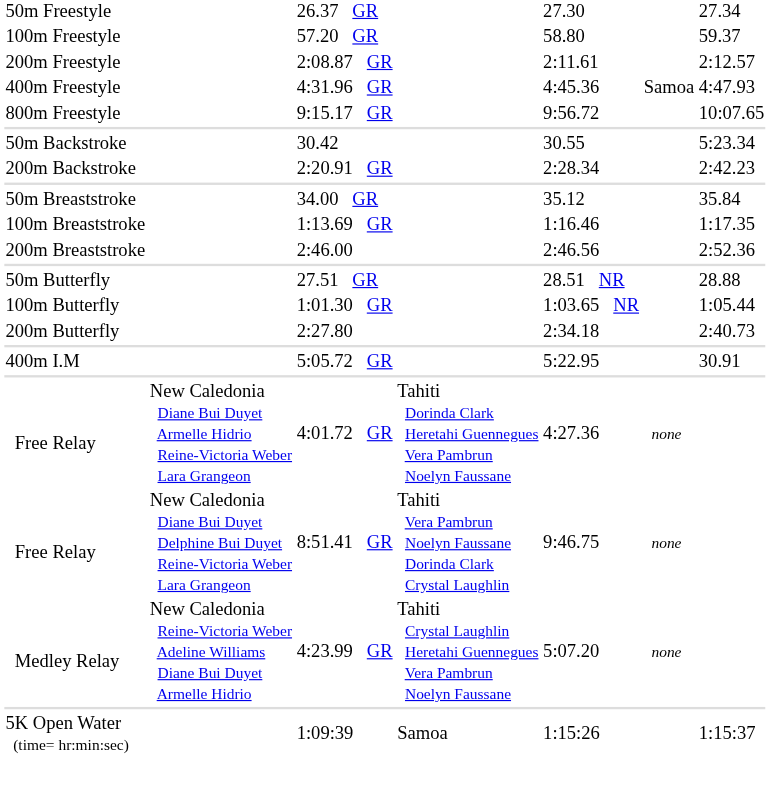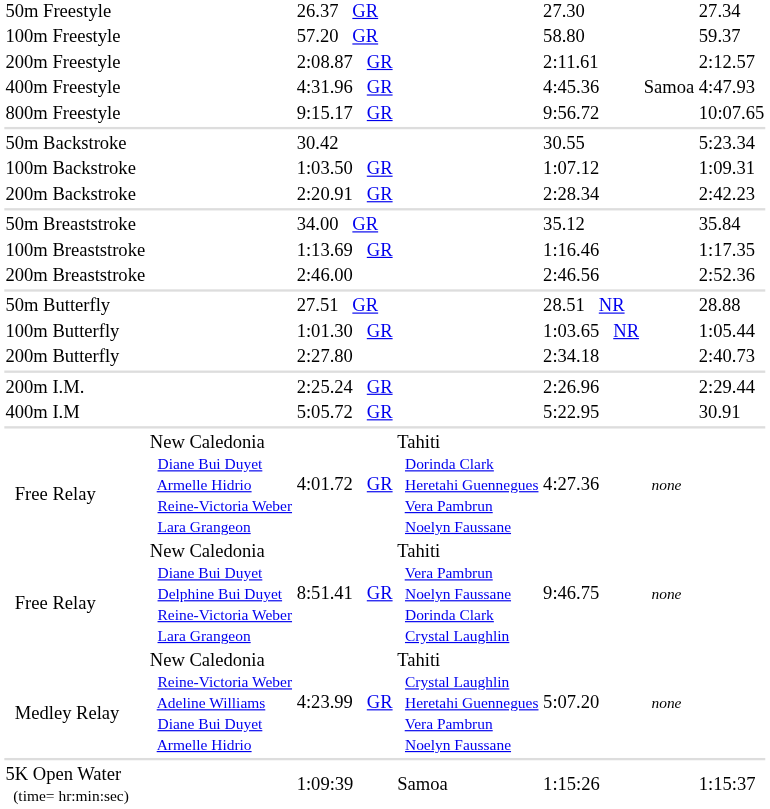+ row: (71, 168)
+ row: (45, 386)
